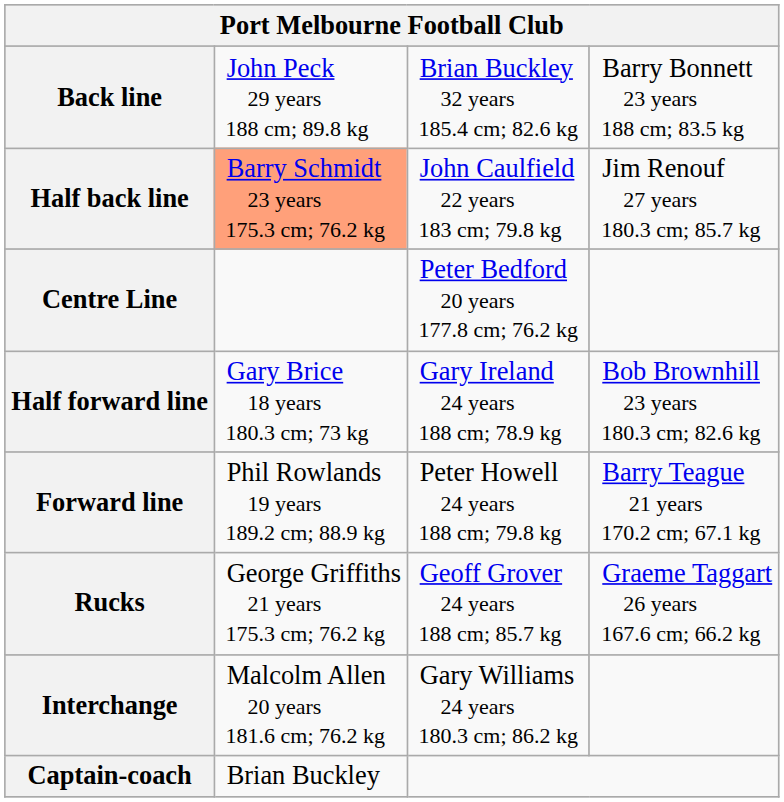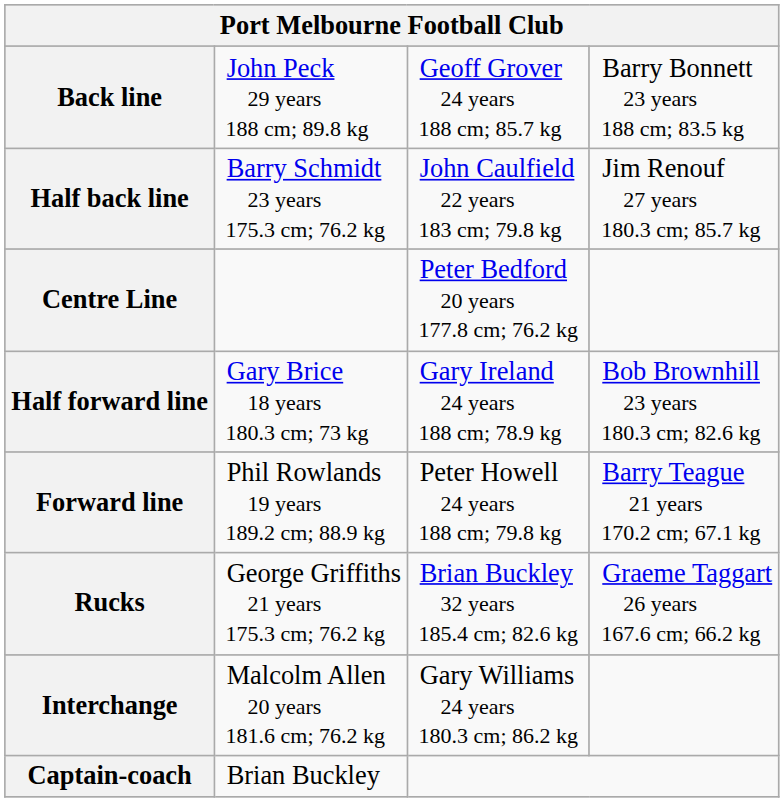(498, 97) Brian Buckley 32 years 185.4 cm; 82.6 kg -> (490, 97) Geoff Grover 24 years 188 cm; 85.7 kg
(305, 198) lightsalmon background -> (305, 198) no background
(490, 603) Geoff Grover 24 years 188 cm; 85.7 kg -> (498, 603) Brian Buckley 32 years 185.4 cm; 82.6 kg
